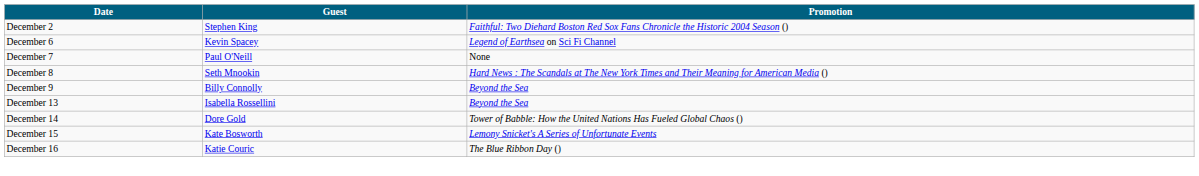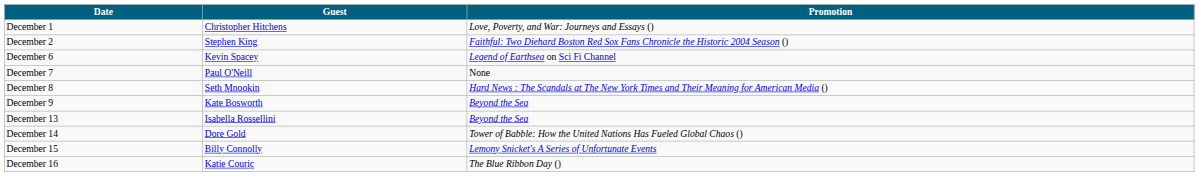+ row: (30, 27)
(233, 88) Billy Connolly -> (234, 103) Kate Bosworth
(234, 133) Kate Bosworth -> (233, 149) Billy Connolly
